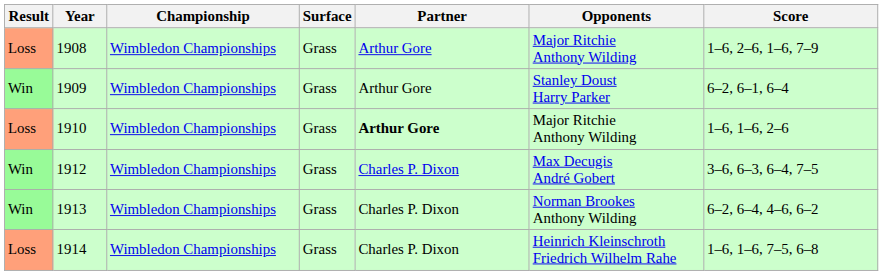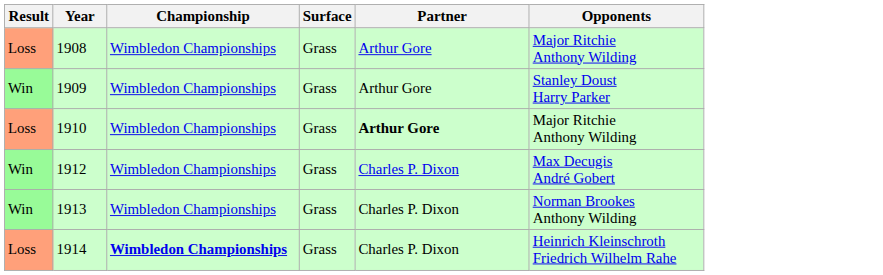- column: (791, 16)
(193, 249) normal -> (199, 249) bold
